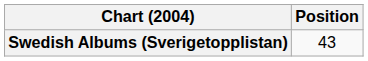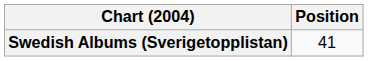(327, 42) 43 -> (327, 42) 41
